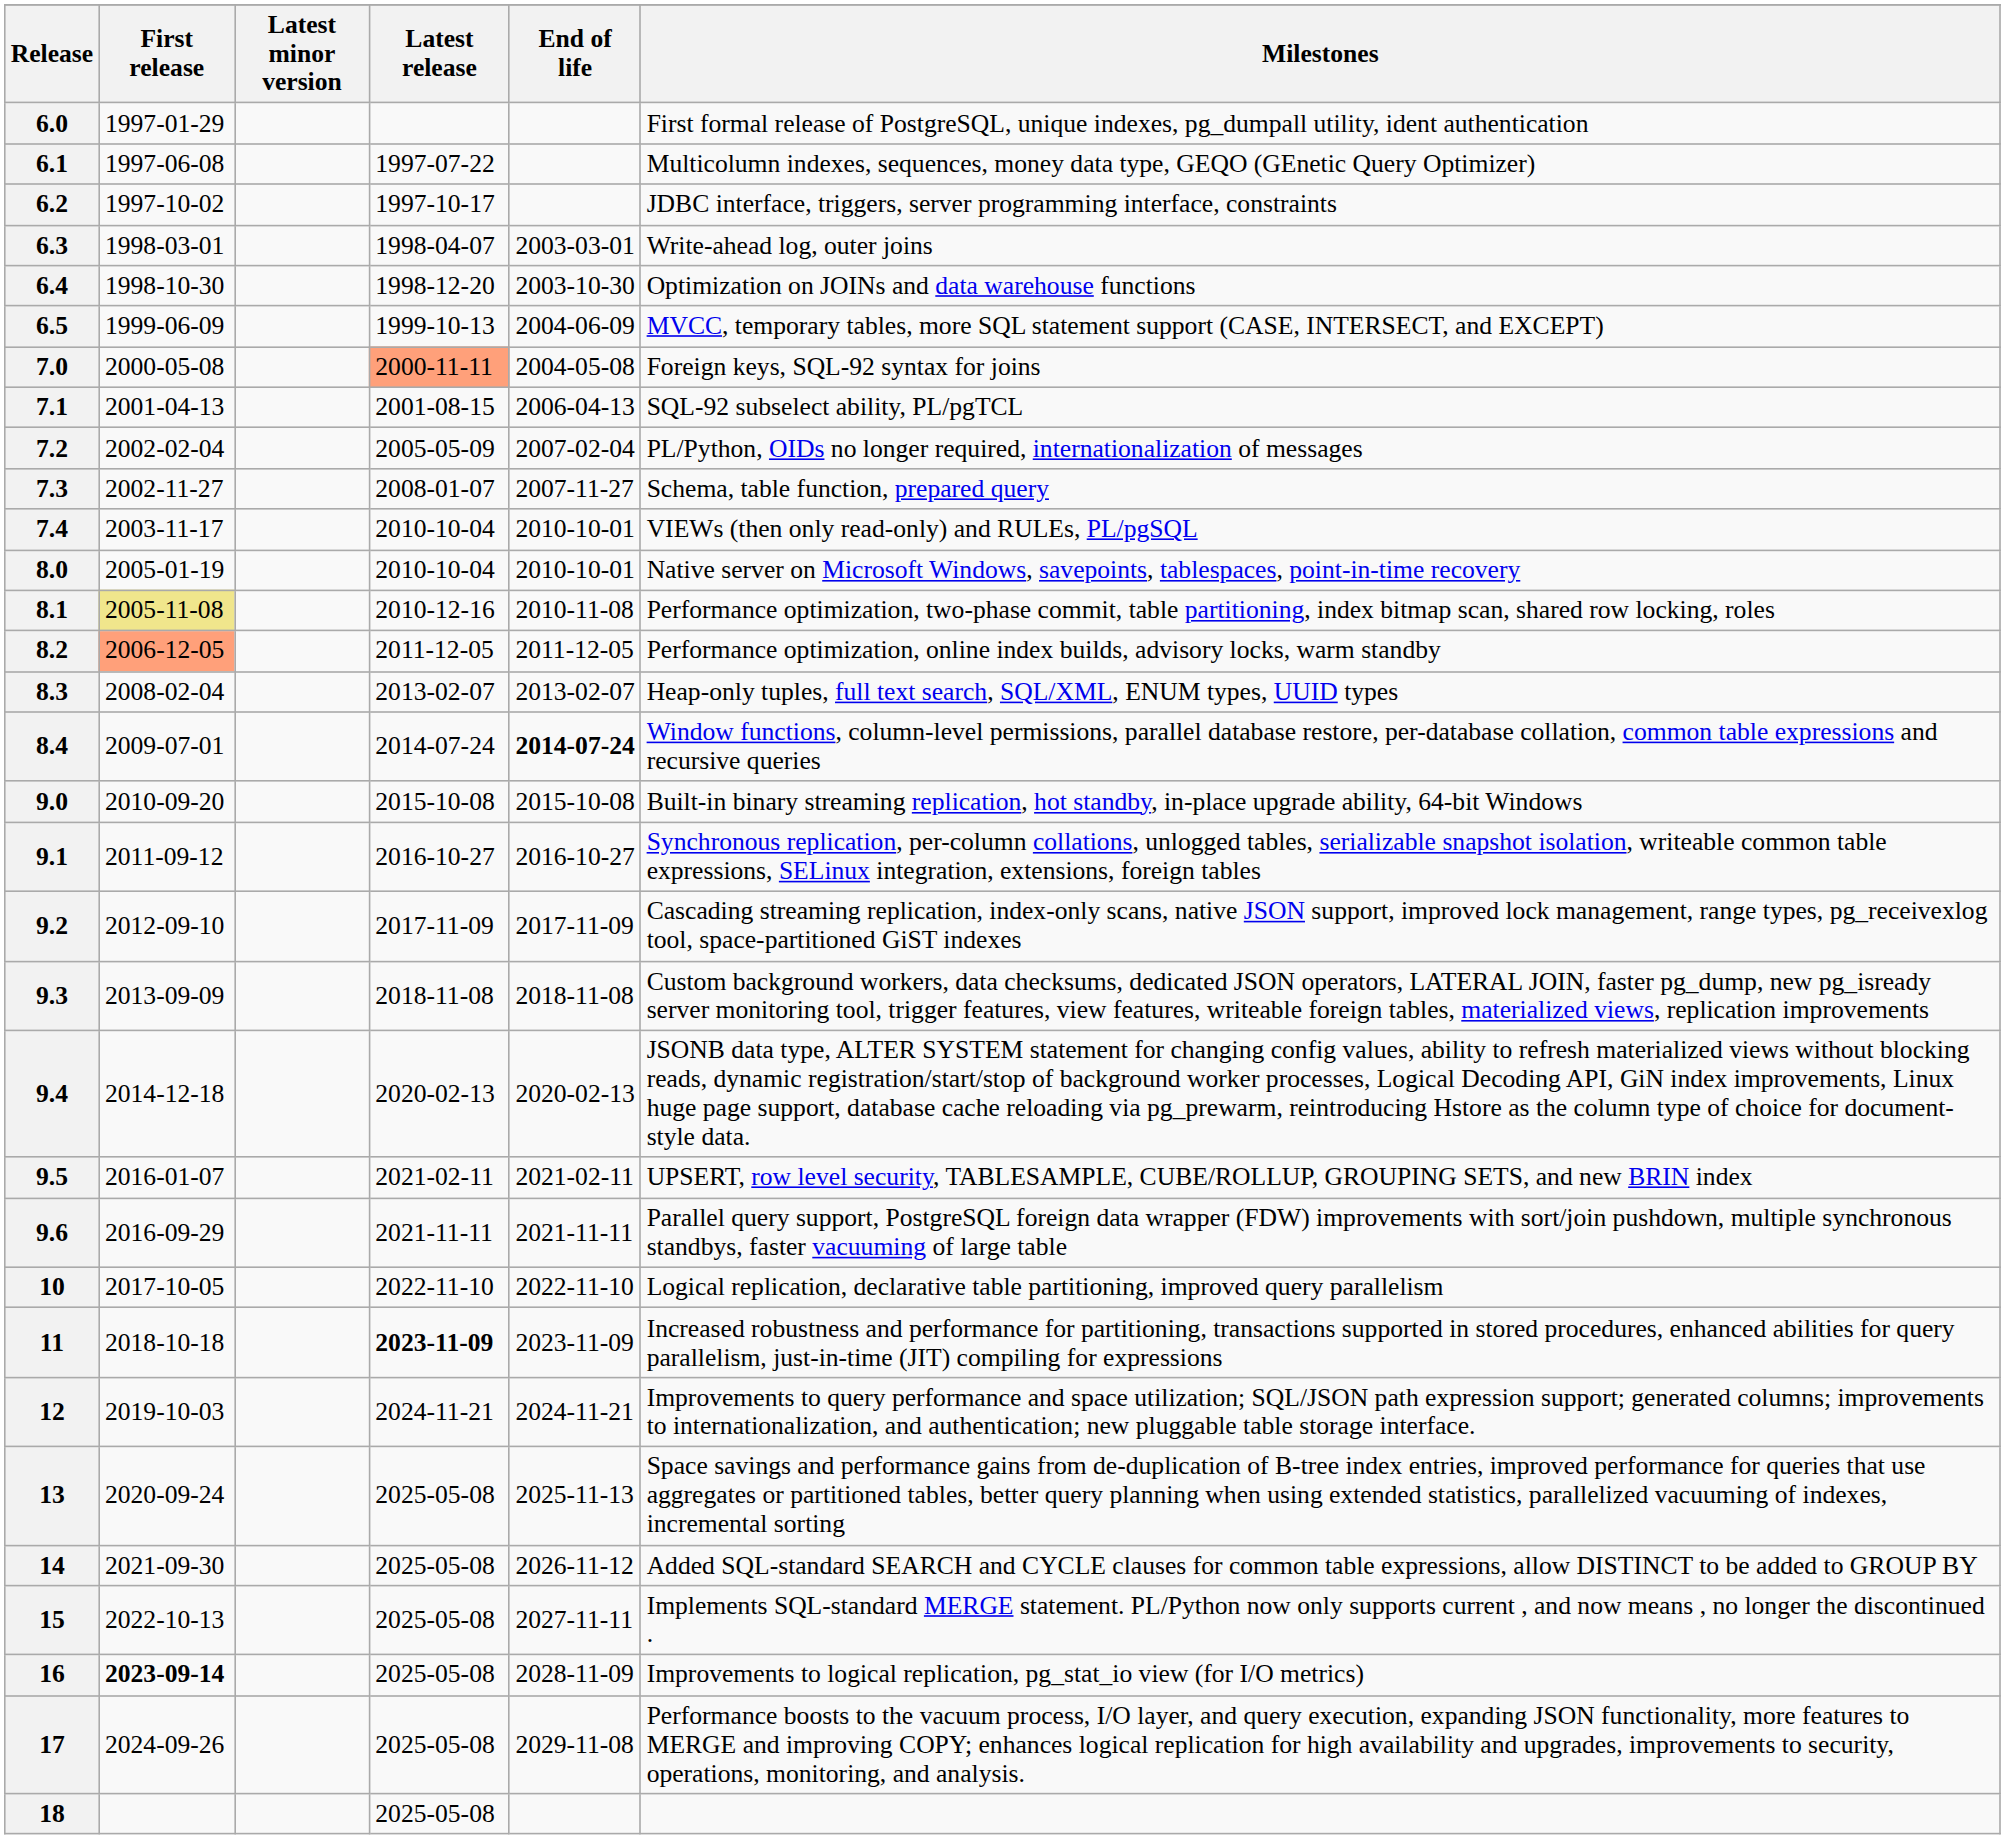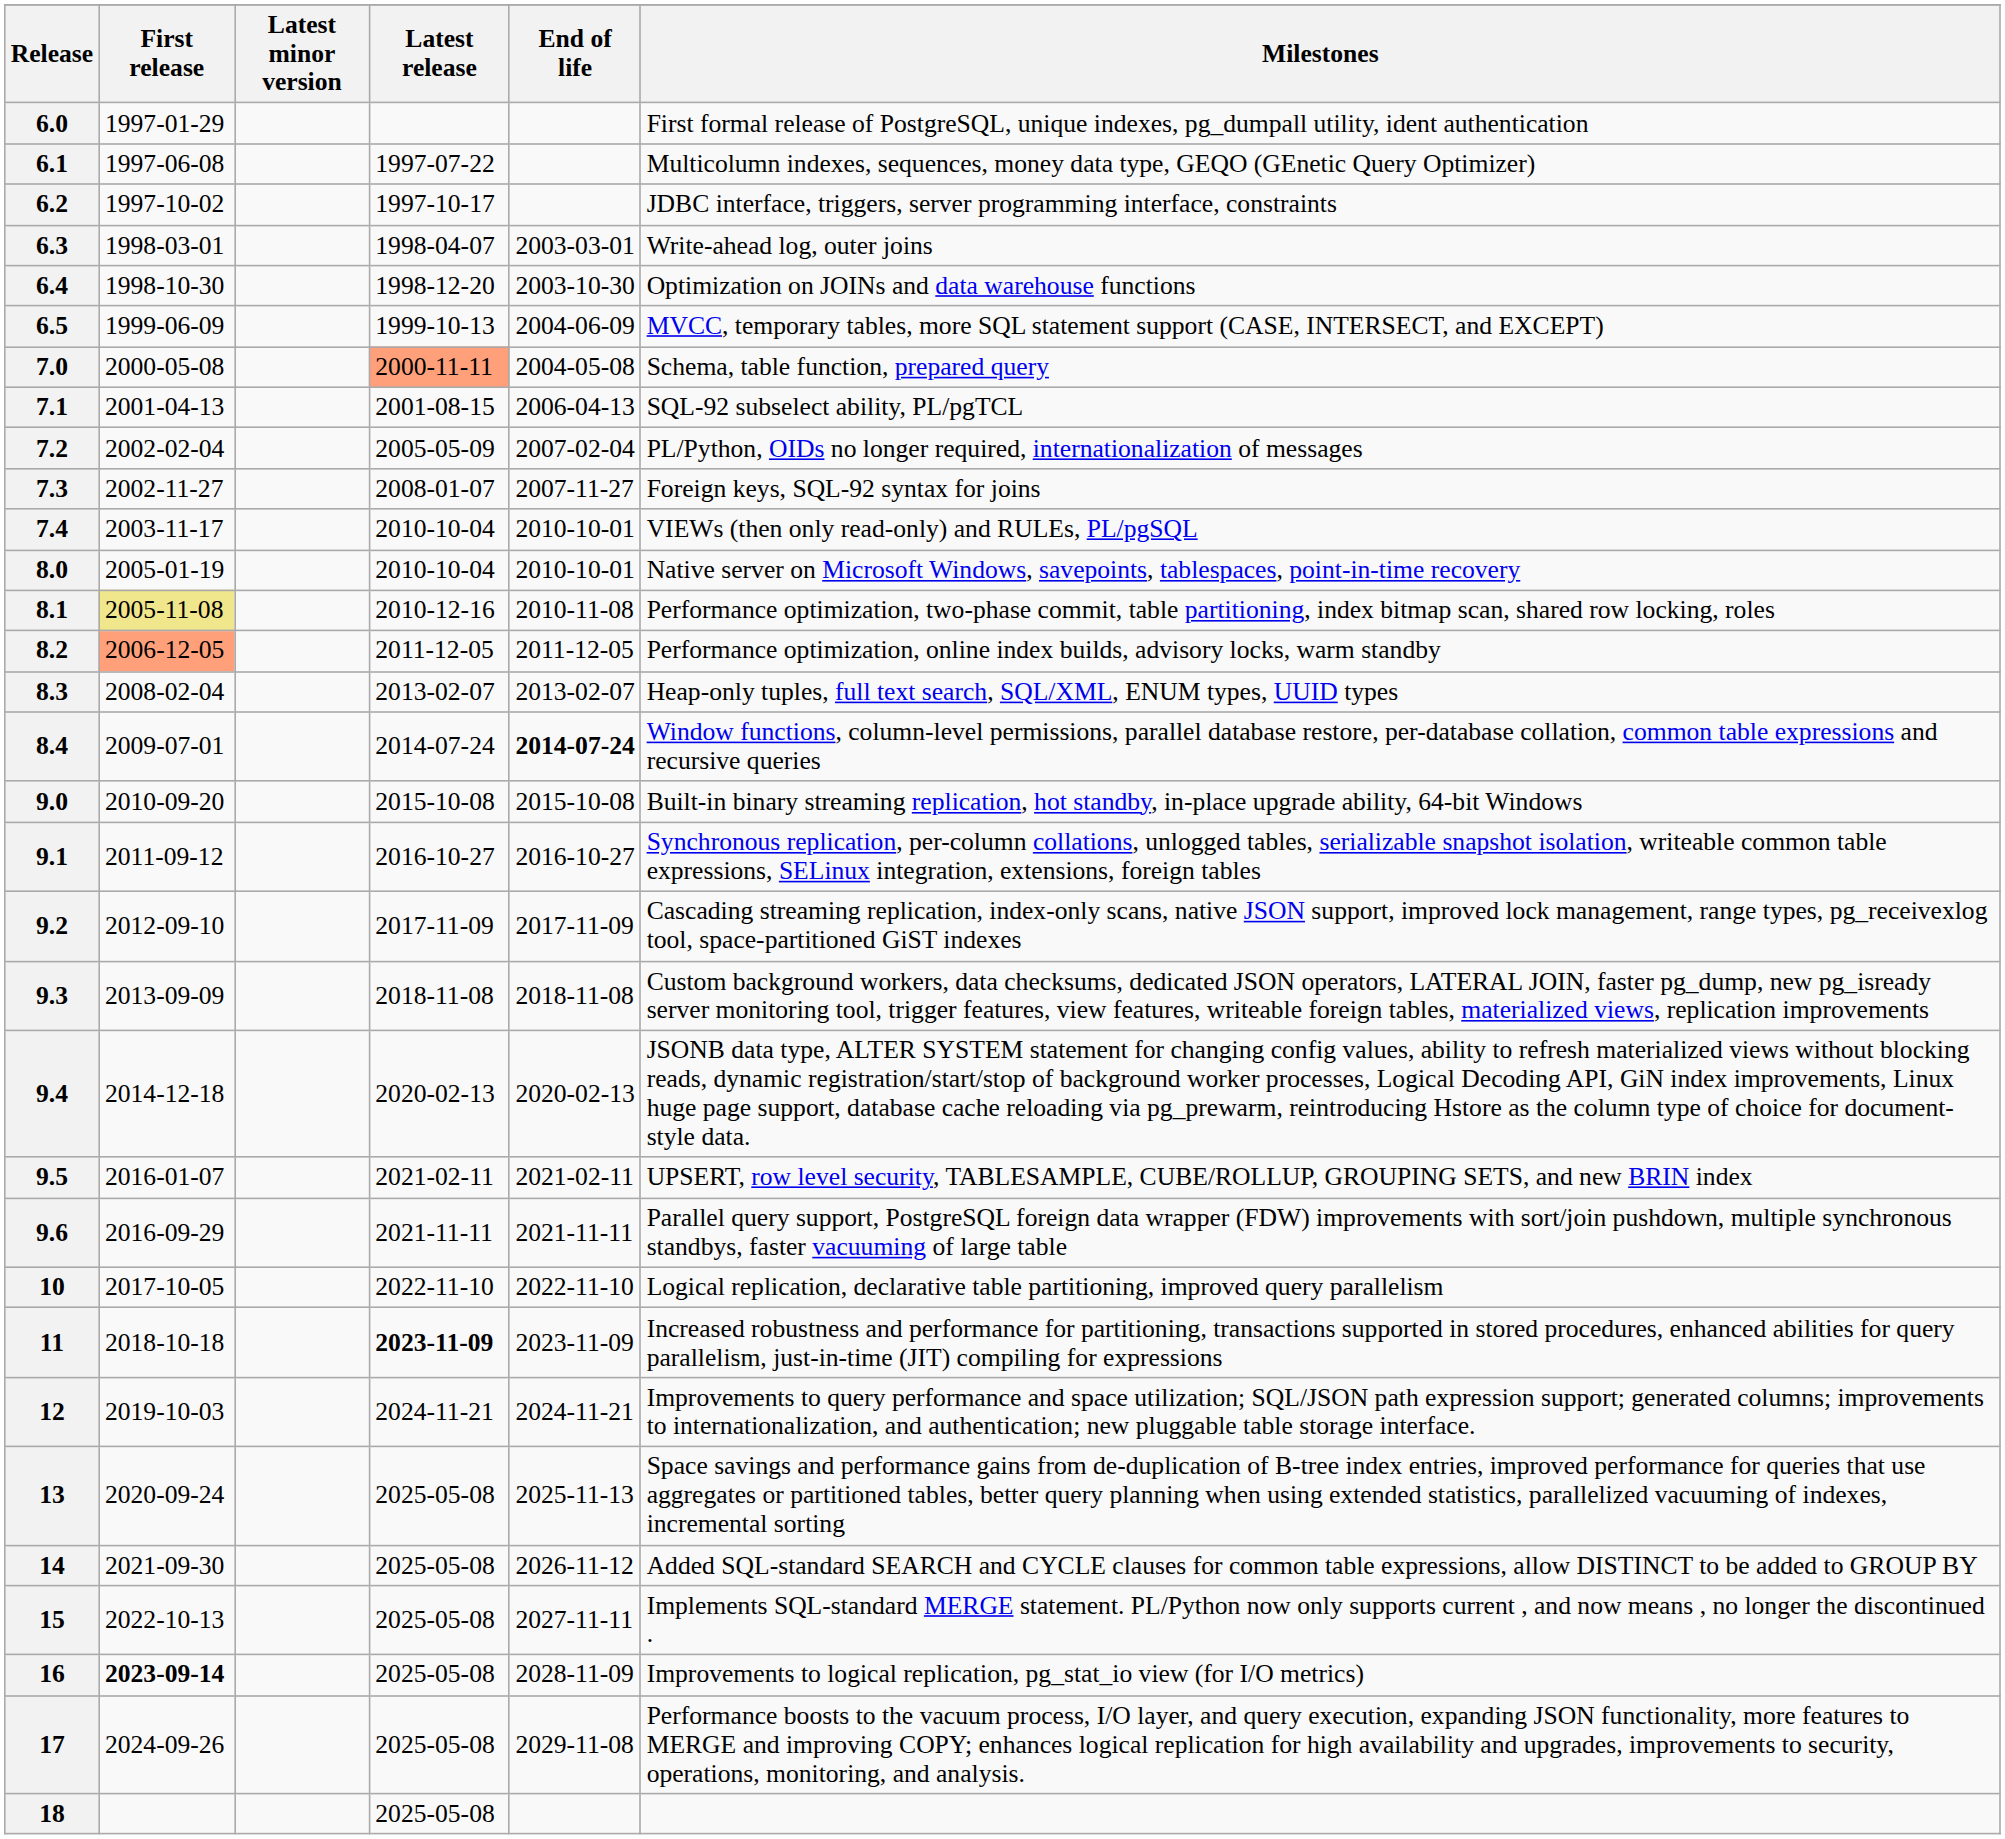(844, 366) Foreign keys, SQL-92 syntax for joins -> (848, 366) Schema, table function, prepared query
(848, 488) Schema, table function, prepared query -> (844, 488) Foreign keys, SQL-92 syntax for joins
